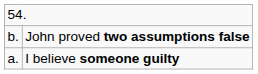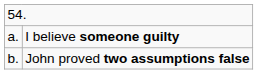rows swapped: (102, 58) <-> (137, 36)
